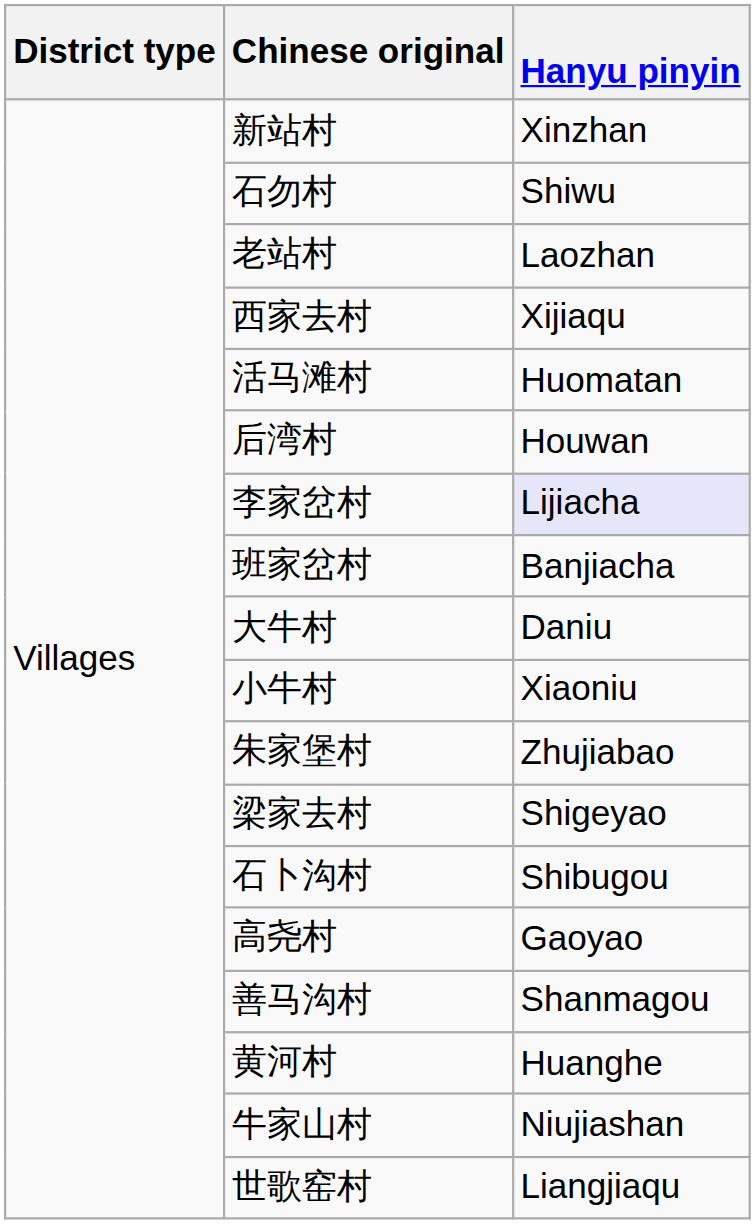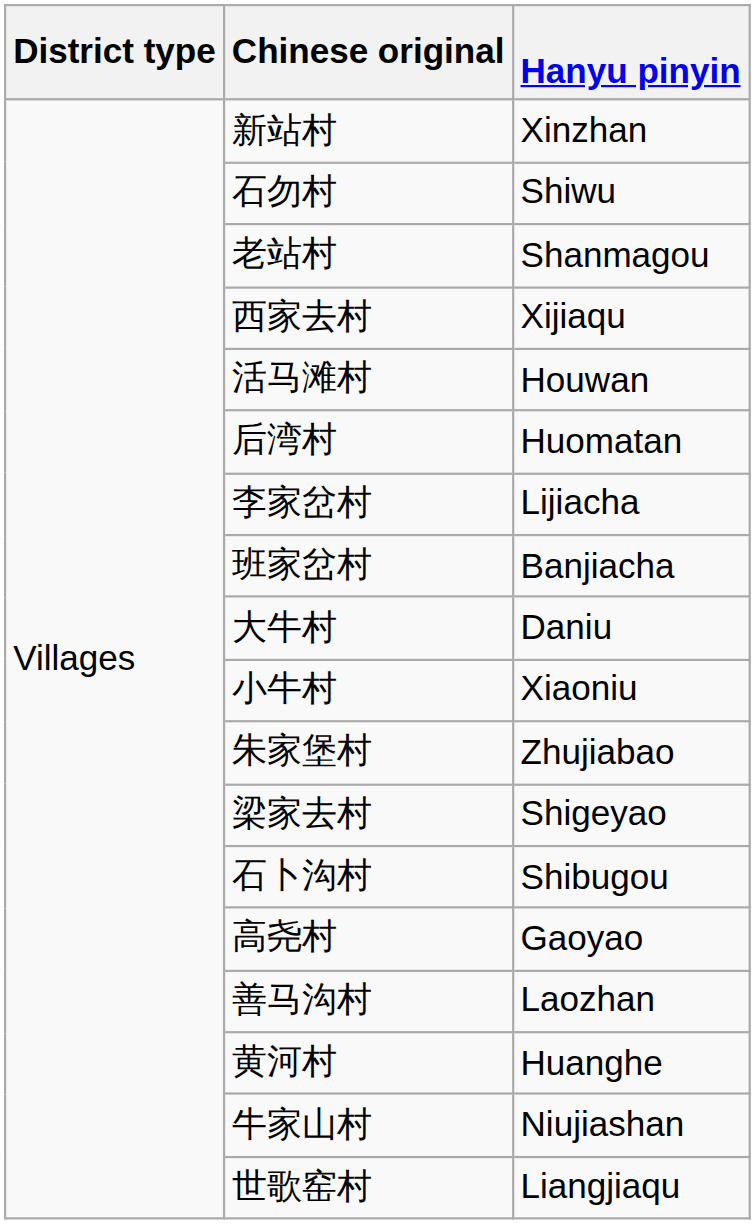(588, 254) Laozhan -> (615, 254) Shanmagou
(601, 379) Huomatan -> (585, 379) Houwan
(585, 441) Houwan -> (601, 441) Huomatan
(580, 503) lavender background -> (580, 503) no background
(615, 1000) Shanmagou -> (588, 1000) Laozhan
